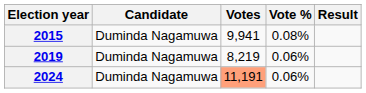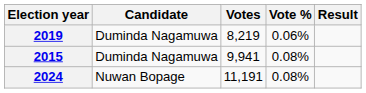rows swapped: (48, 35) <-> (48, 56)
(156, 77) Duminda Nagamuwa -> (140, 77) Nuwan Bopage
(243, 77) lightsalmon background -> (243, 77) no background
(290, 77) 0.06% -> (290, 77) 0.08%
